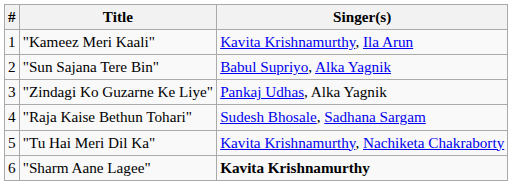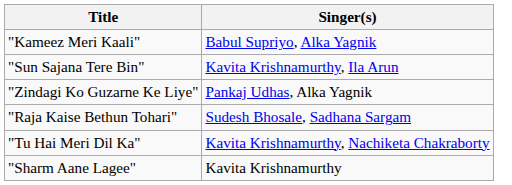- column: (12, 17)
(317, 42) Kavita Krishnamurthy, Ila Arun -> (291, 42) Babul Supriyo, Alka Yagnik
(306, 67) Babul Supriyo, Alka Yagnik -> (302, 67) Kavita Krishnamurthy, Ila Arun
(295, 167) bold -> (274, 167) normal
